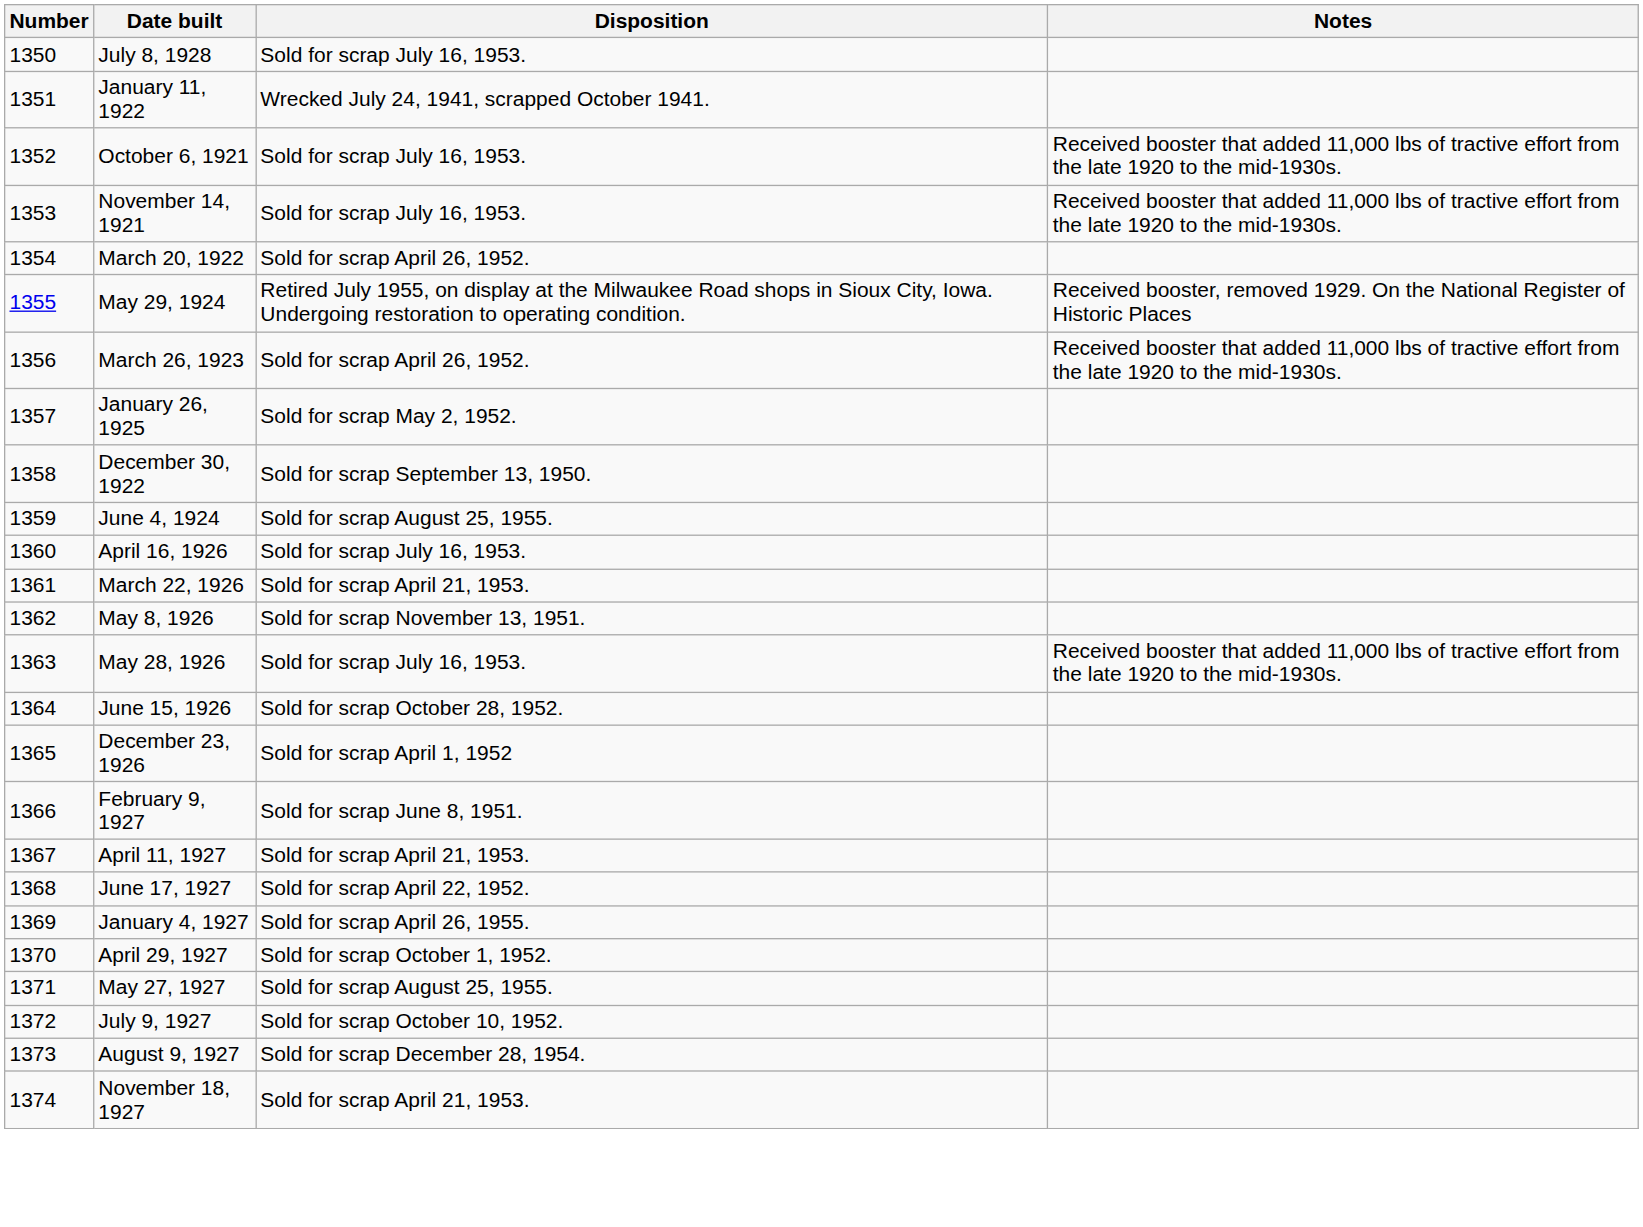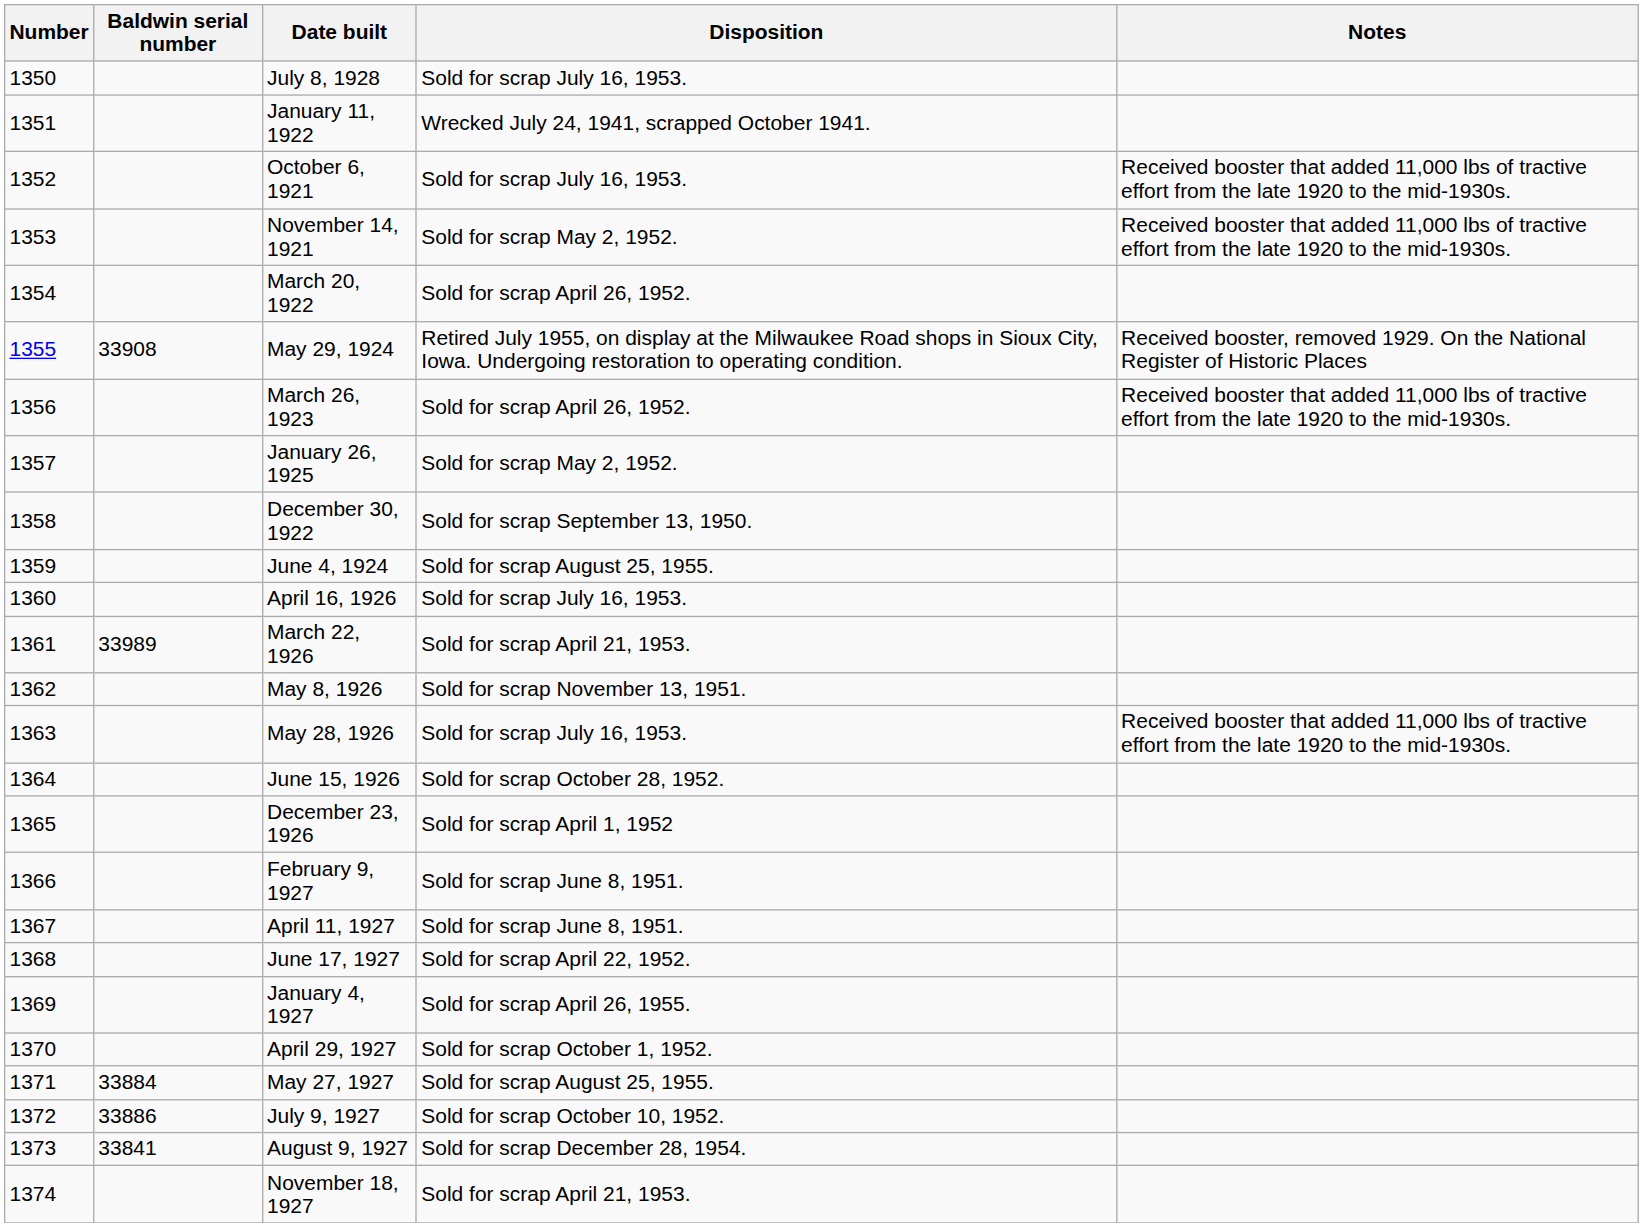+ column: (178, 32)
(393, 213) Sold for scrap July 16, 1953. -> (549, 236) Sold for scrap May 2, 1952.
(395, 855) Sold for scrap April 21, 1953. -> (552, 926) Sold for scrap June 8, 1951.
